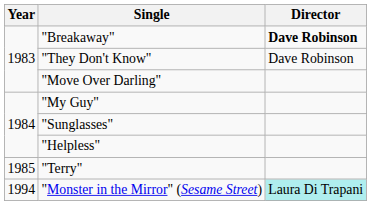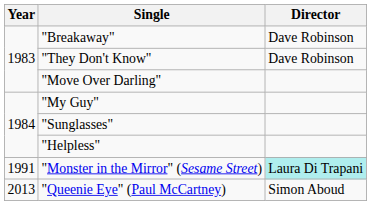(313, 37) bold -> (311, 37) normal
- row: (62, 168)
(21, 189) 1994 -> (21, 168) 1991
+ row: (134, 189)
